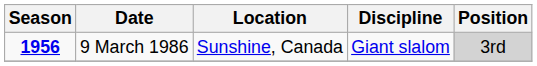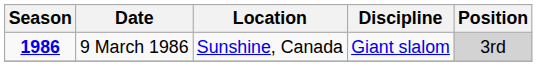(40, 46) 1956 -> (40, 46) 1986
